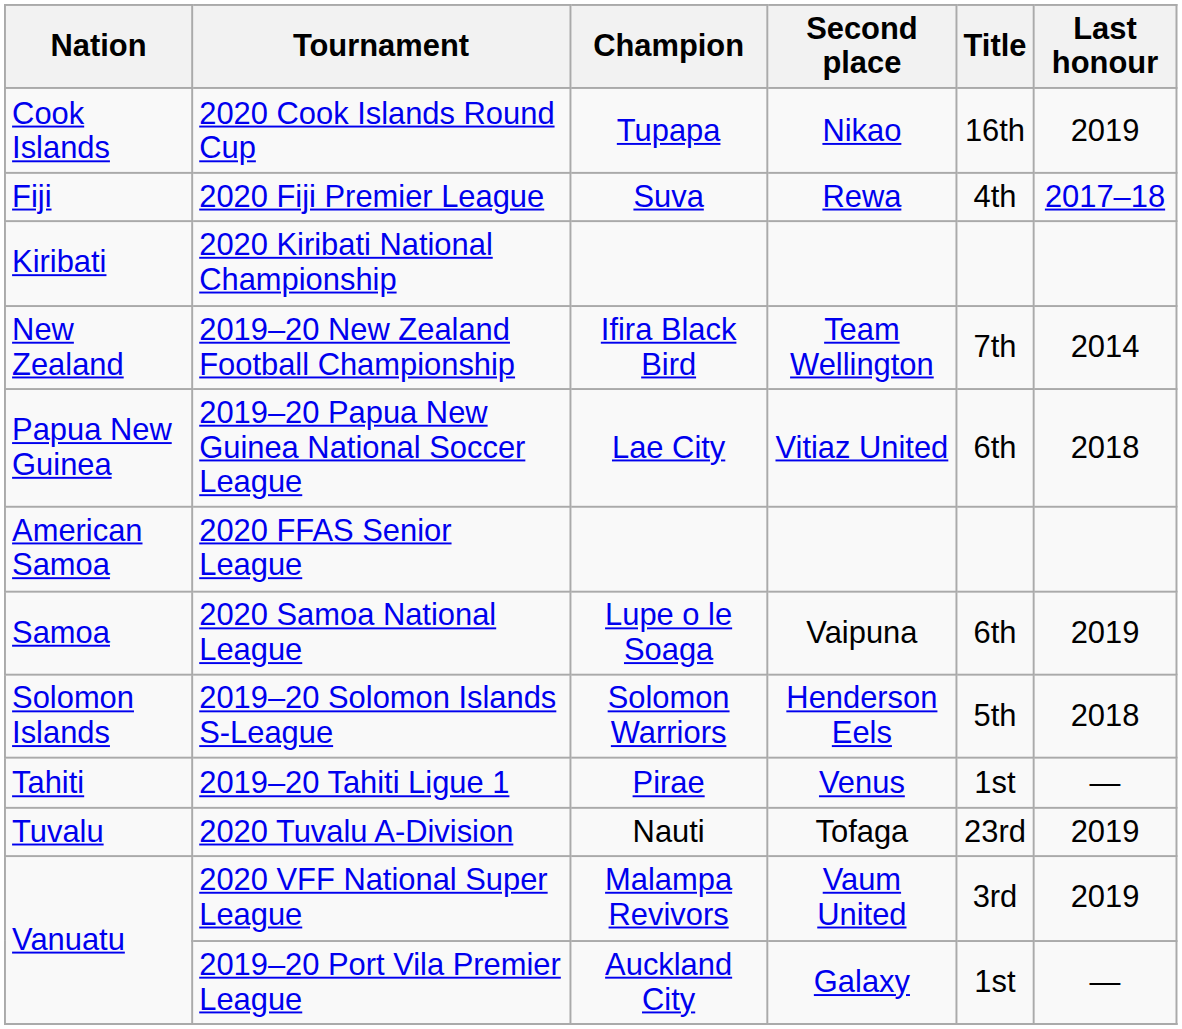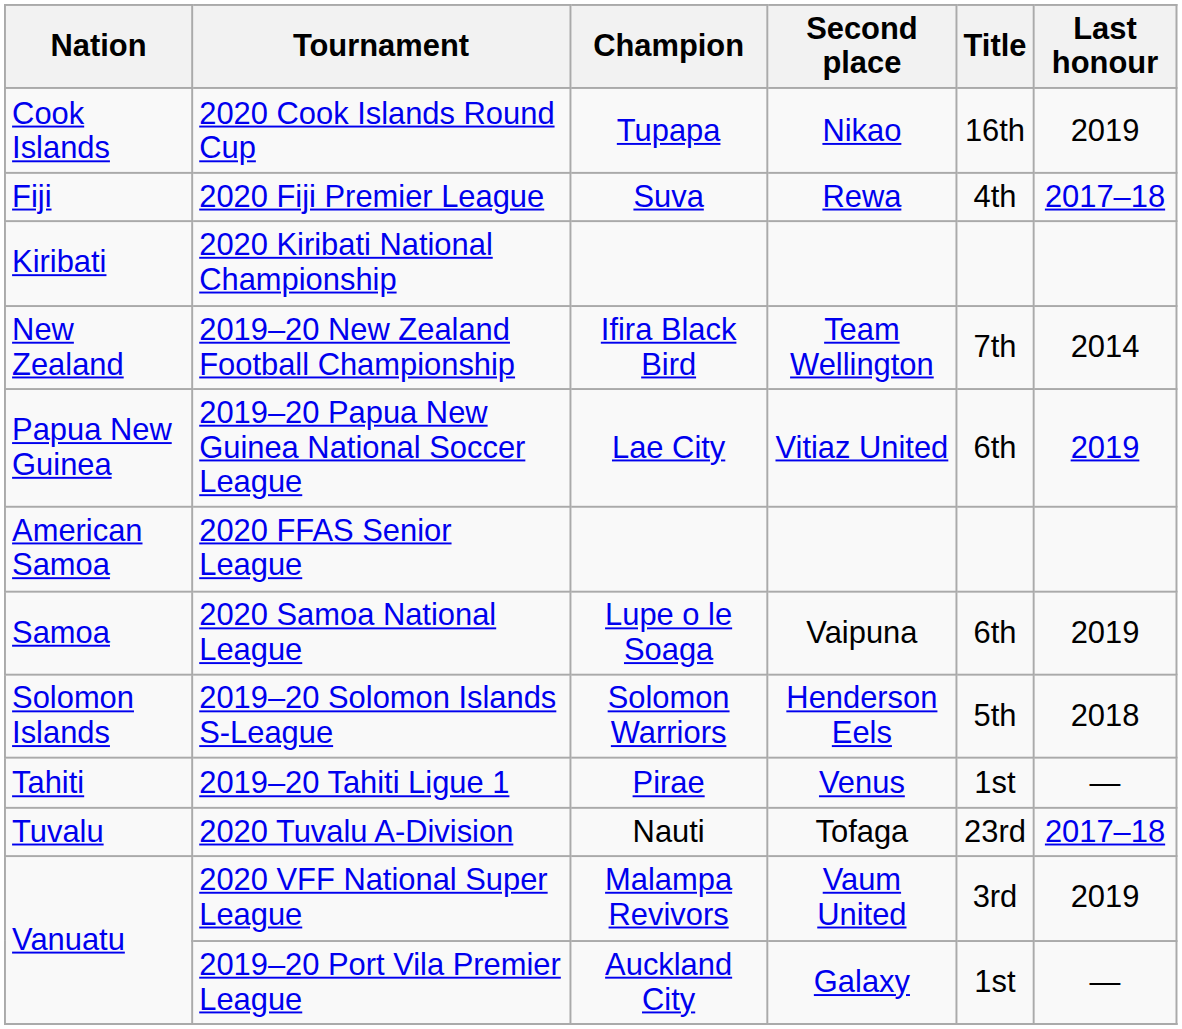(1105, 447) 2018 -> (1105, 447) 2019
(1105, 831) 2019 -> (1105, 831) 2017–18
